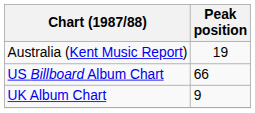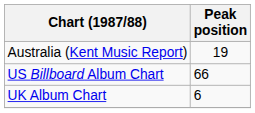(197, 96) 9 -> (197, 96) 6
